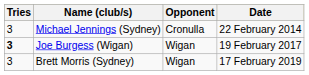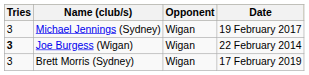(185, 29) Cronulla -> (180, 29) Wigan
(260, 29) 22 February 2014 -> (260, 29) 19 February 2017
(260, 45) 19 February 2017 -> (260, 45) 22 February 2014
